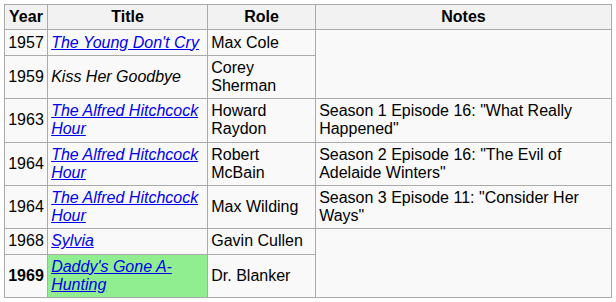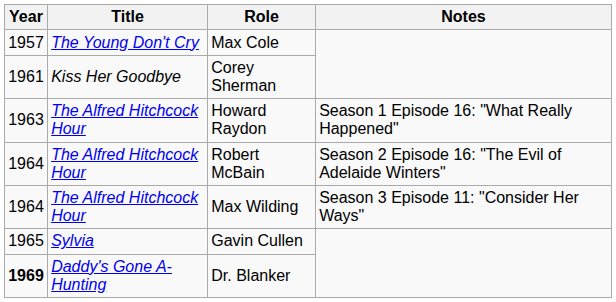(26, 76) 1959 -> (26, 76) 1961
(26, 241) 1968 -> (26, 241) 1965
(112, 275) lightgreen background -> (112, 275) no background
